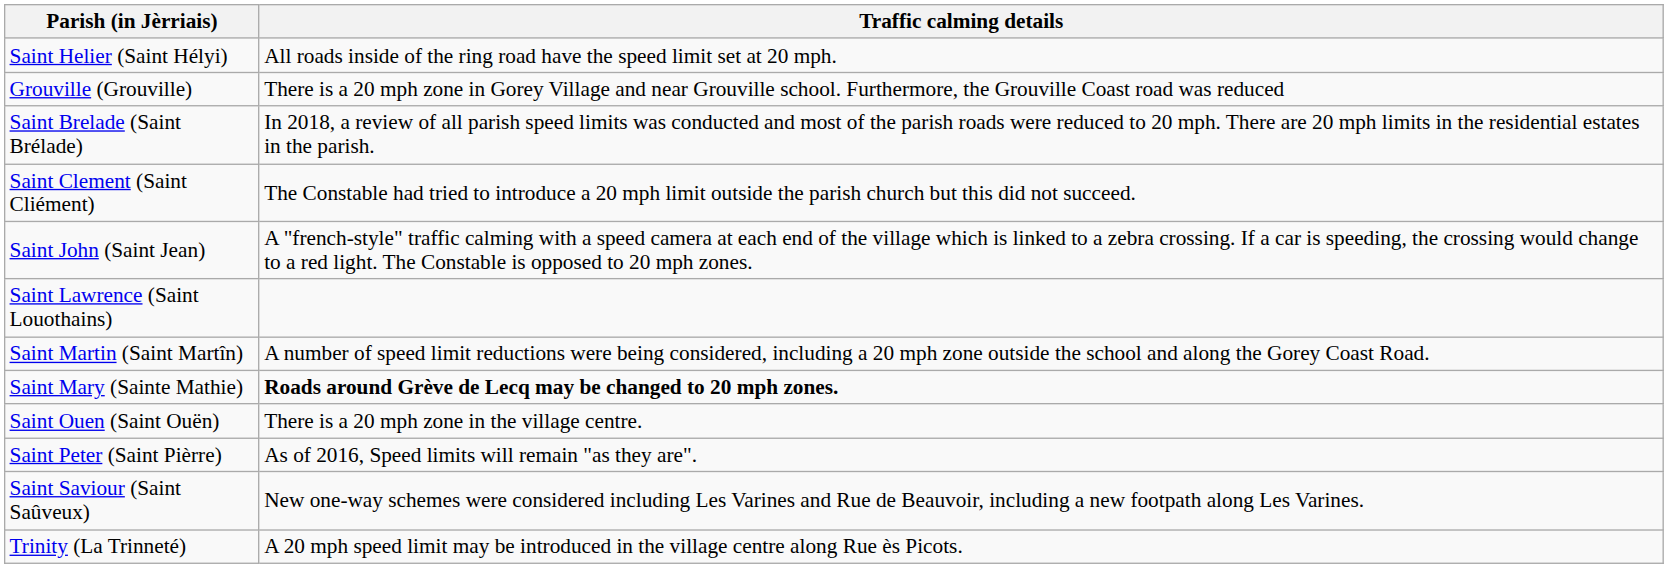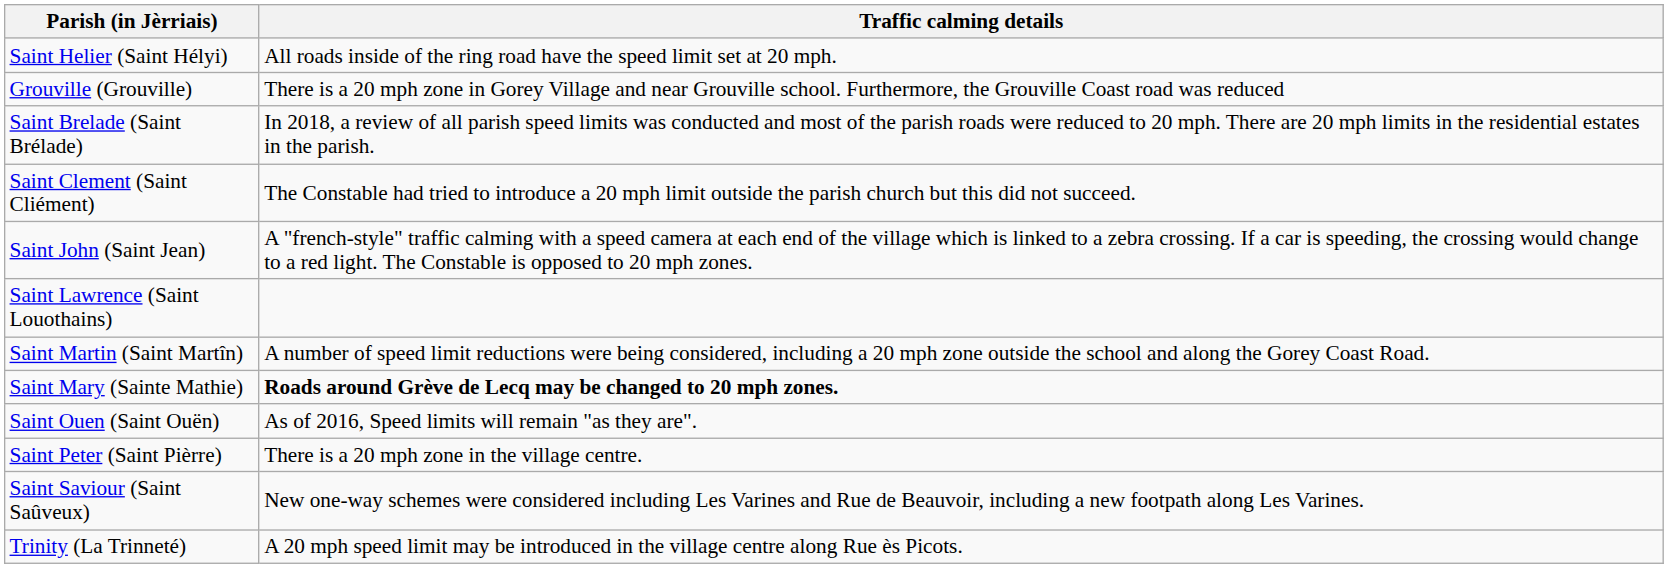(453, 420) There is a 20 mph zone in the village centre. -> (481, 420) As of 2016, Speed limits will remain "as they are".
(481, 454) As of 2016, Speed limits will remain "as they are". -> (453, 454) There is a 20 mph zone in the village centre.
